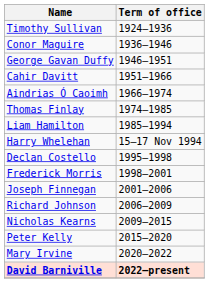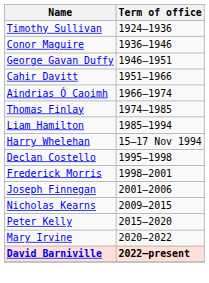- row: (51, 206)
